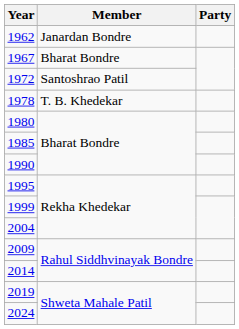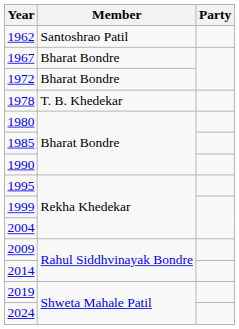(86, 36) Janardan Bondre -> (84, 36) Santoshrao Patil
(84, 79) Santoshrao Patil -> (80, 79) Bharat Bondre
